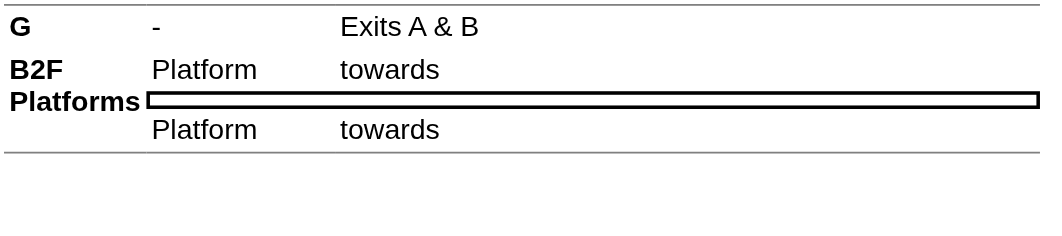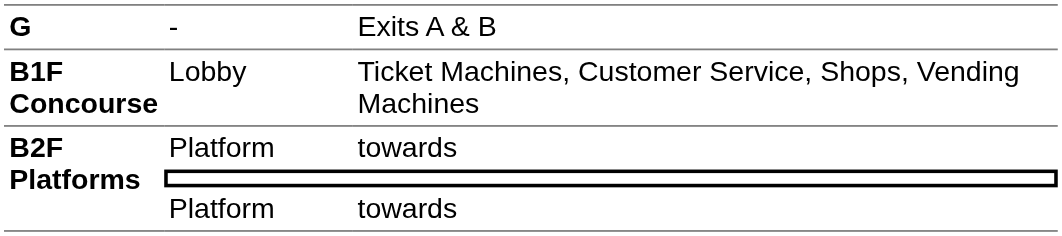+ row: (208, 71)
